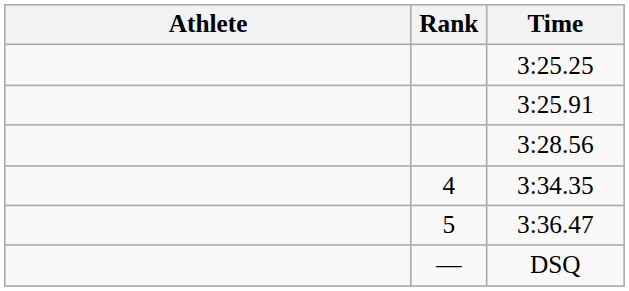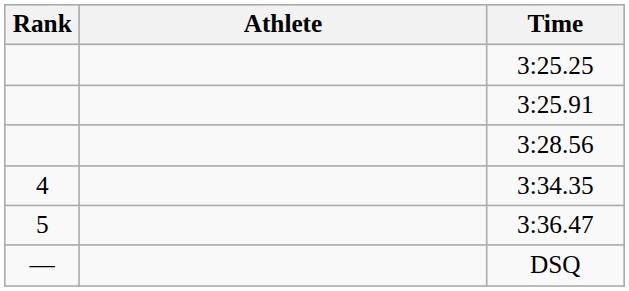columns swapped: (449, 24) <-> (208, 24)
